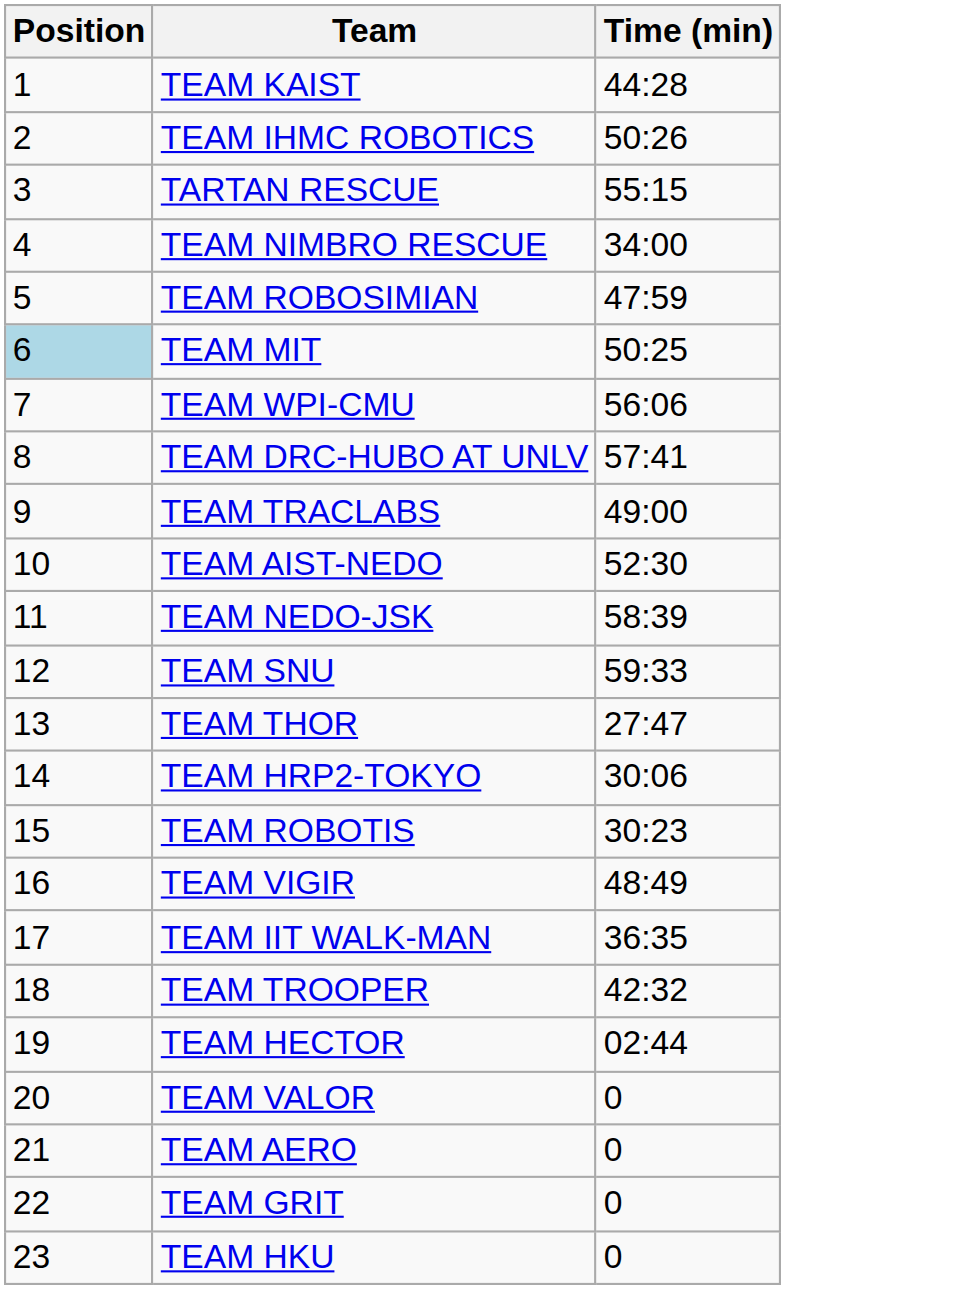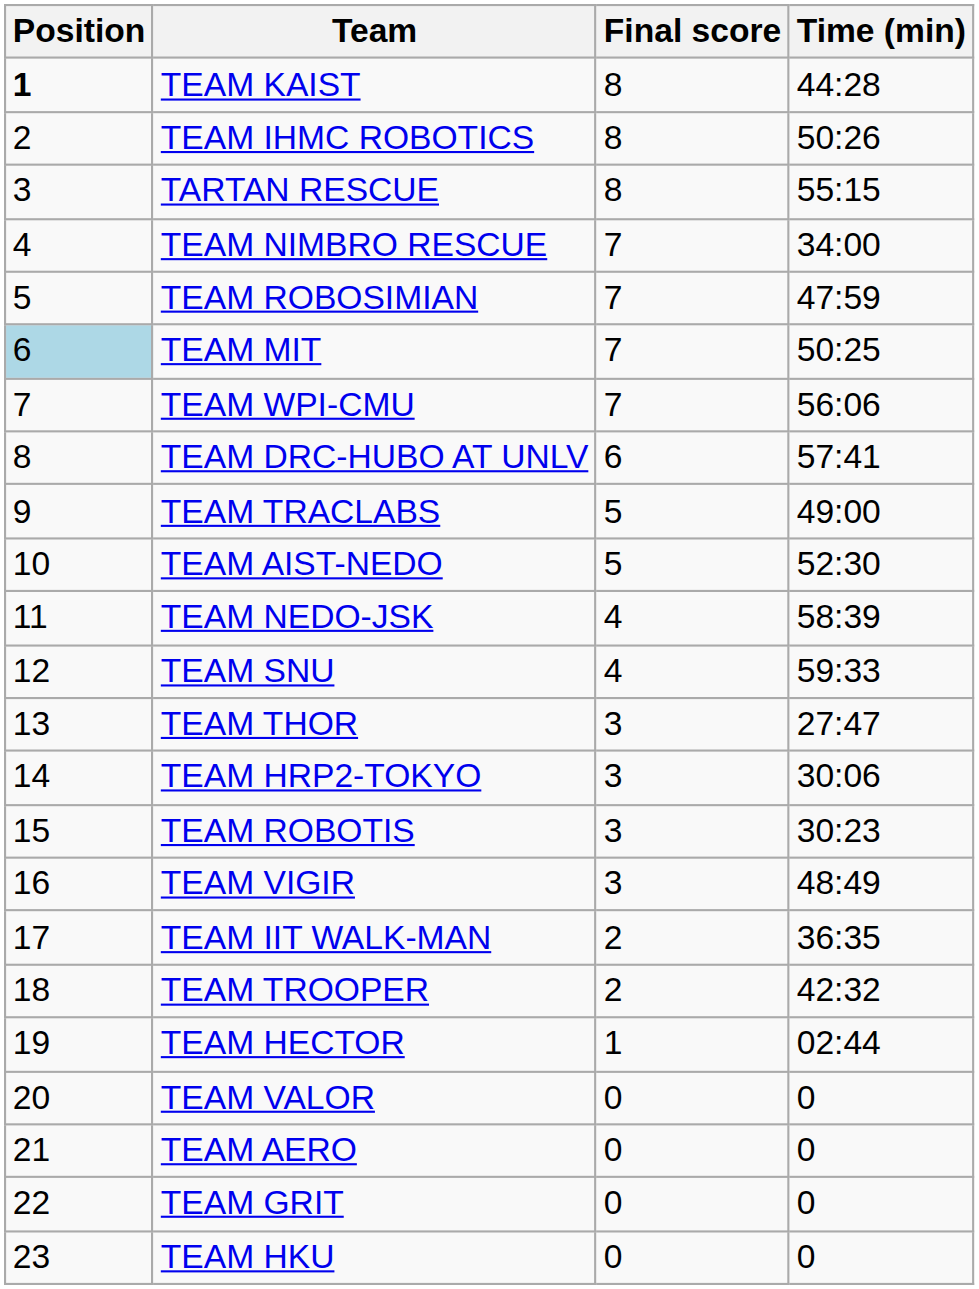+ column: (693, 31)
(22, 84) normal -> (22, 84) bold
